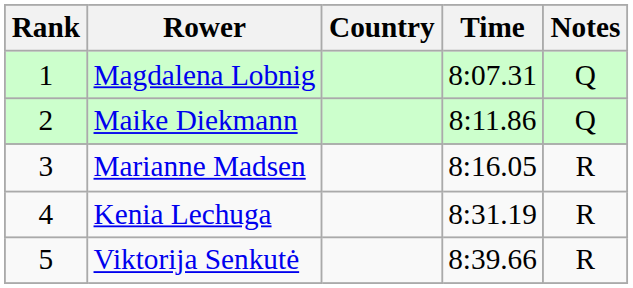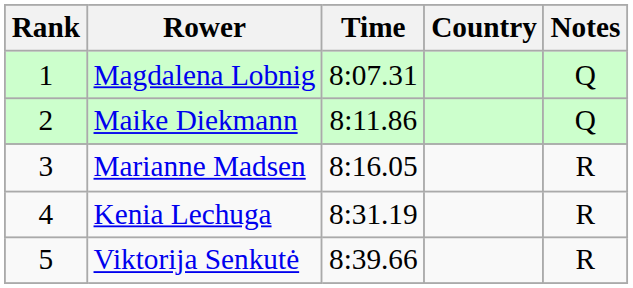columns swapped: (382, 27) <-> (493, 27)
